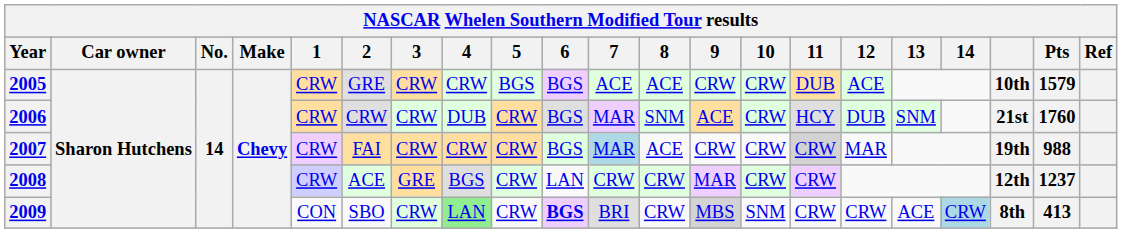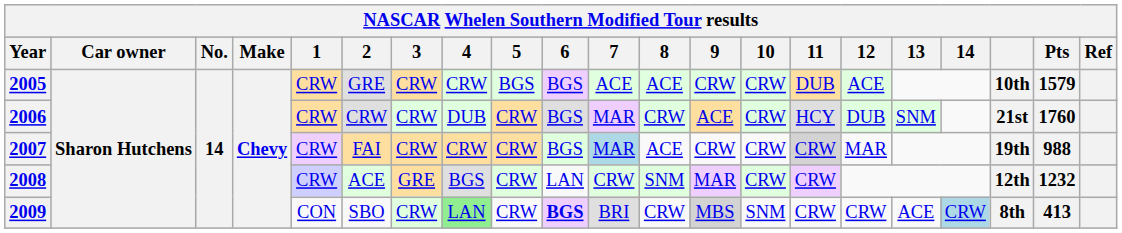(664, 116) SNM -> (664, 116) CRW
(664, 180) CRW -> (664, 180) SNM
(1057, 180) 1237 -> (1057, 180) 1232
